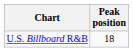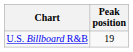(109, 39) 18 -> (109, 39) 19
